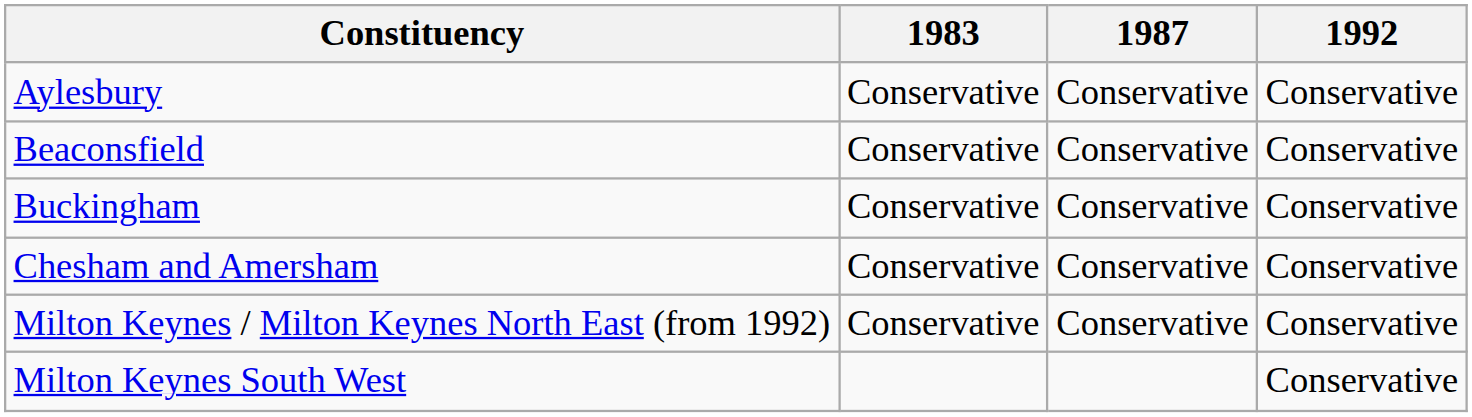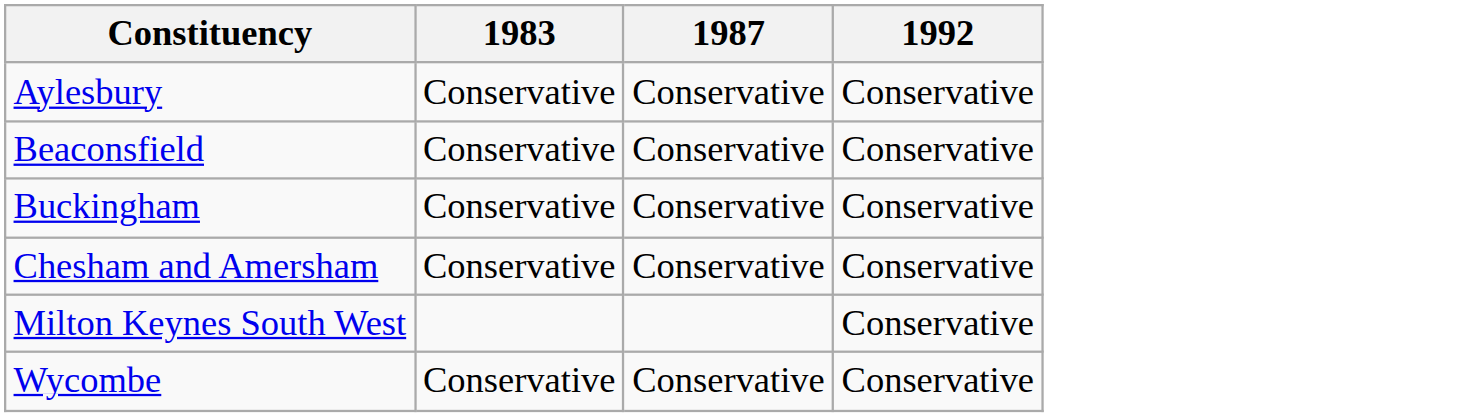- row: (422, 322)
+ row: (87, 380)
